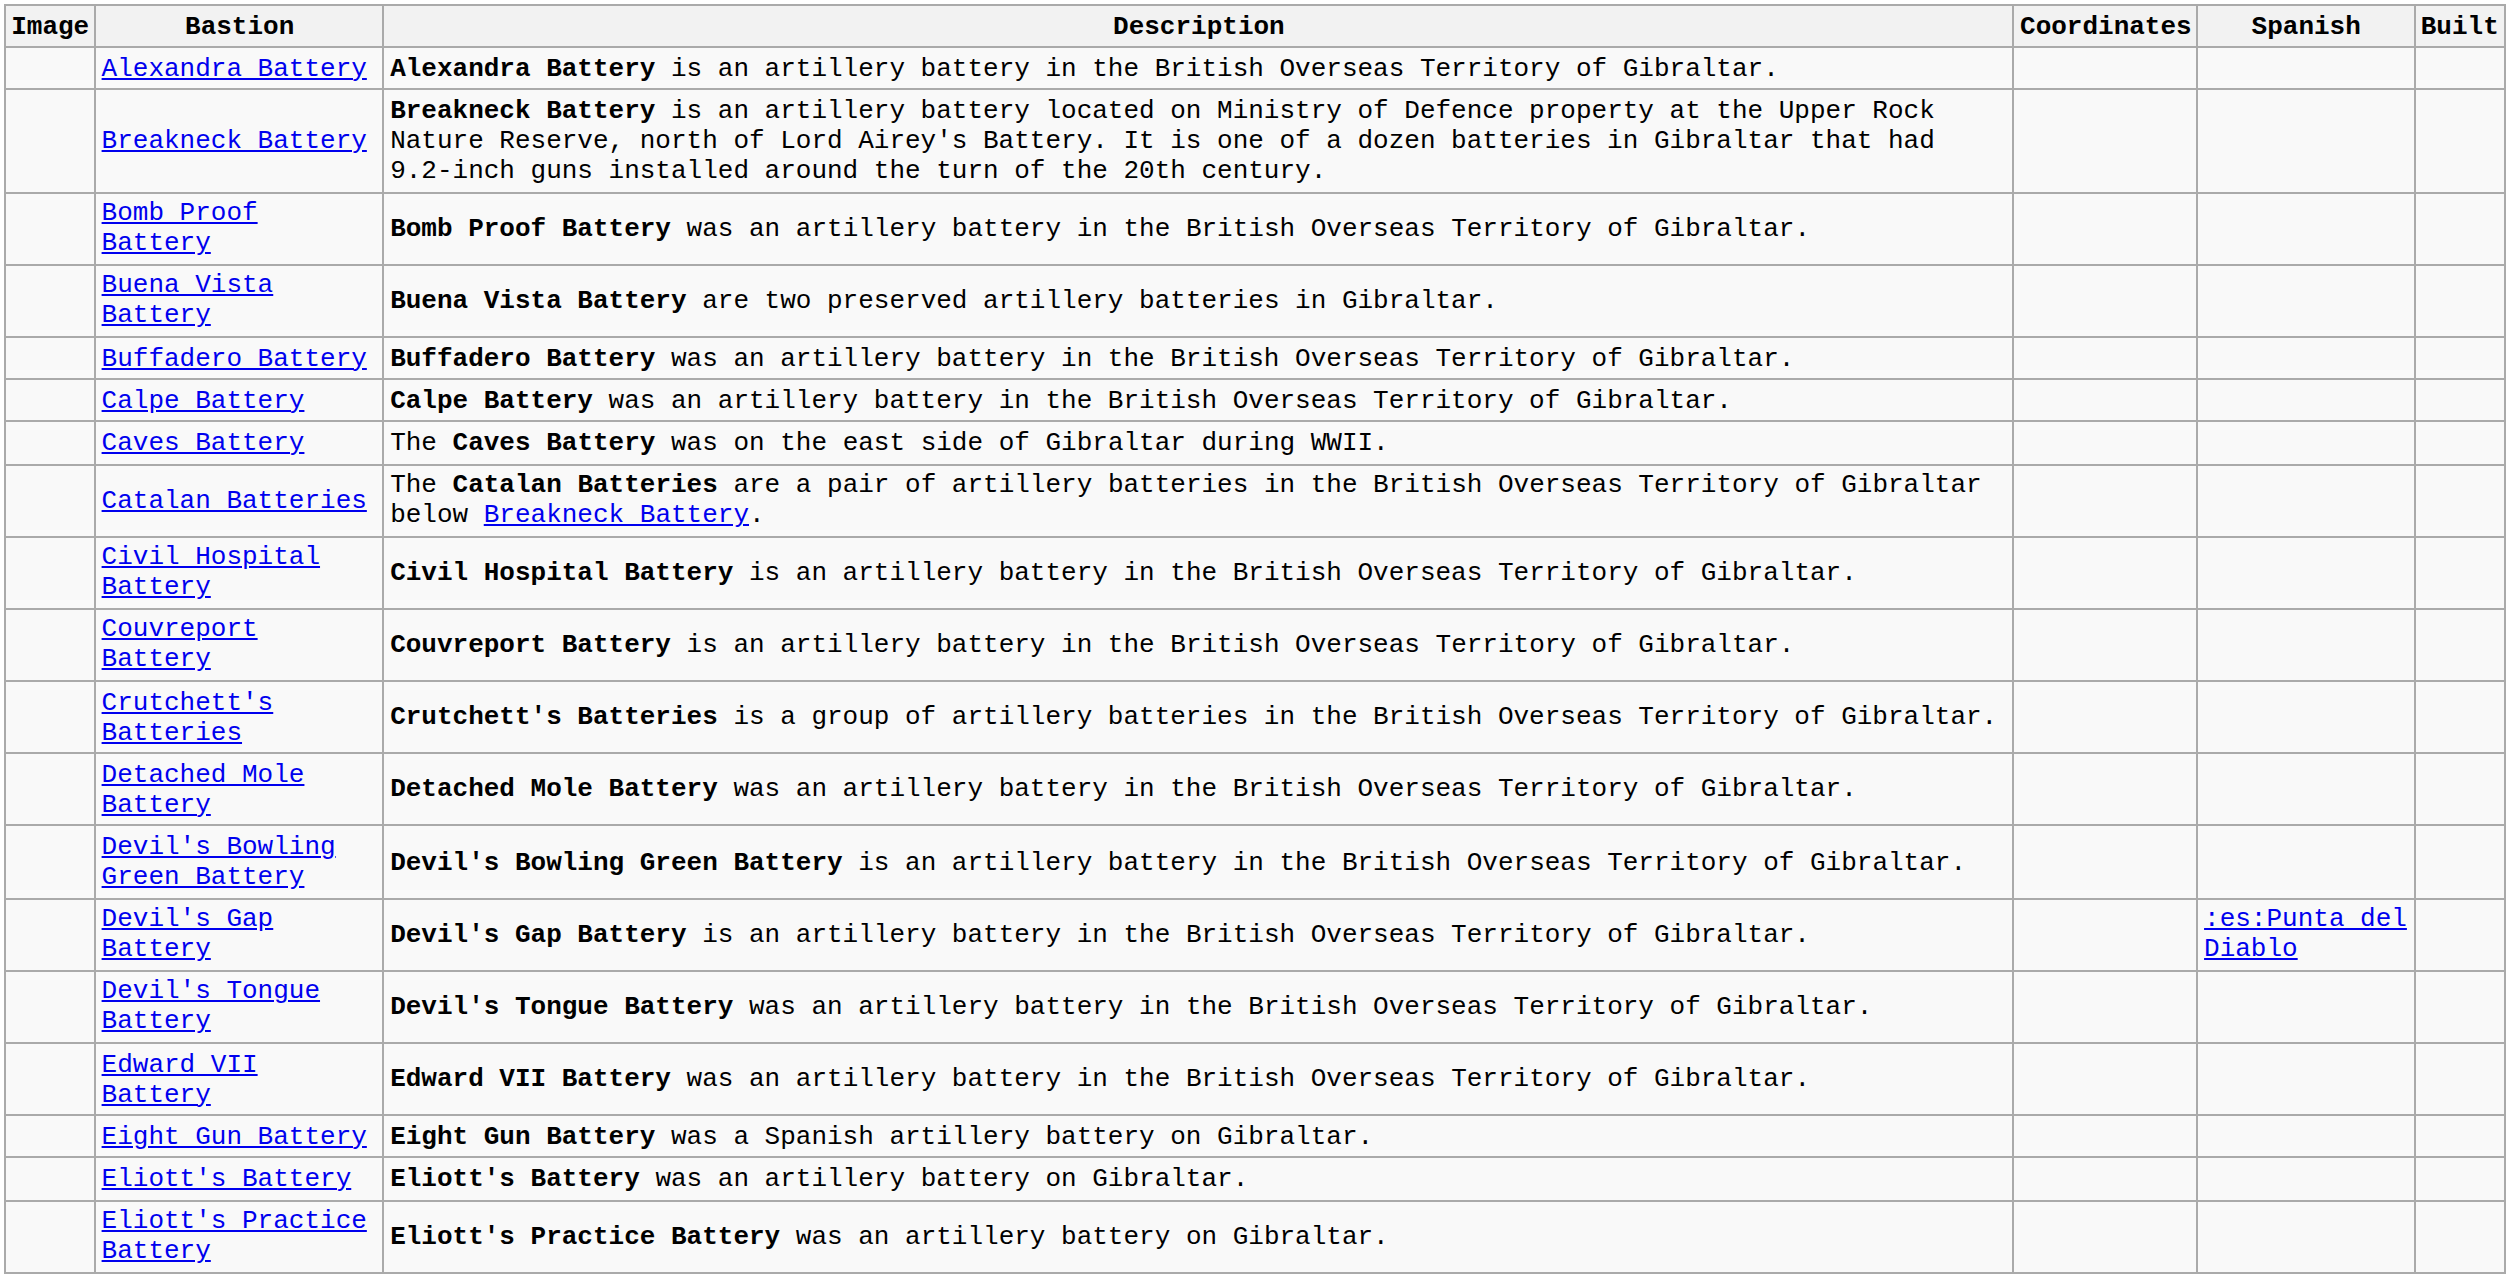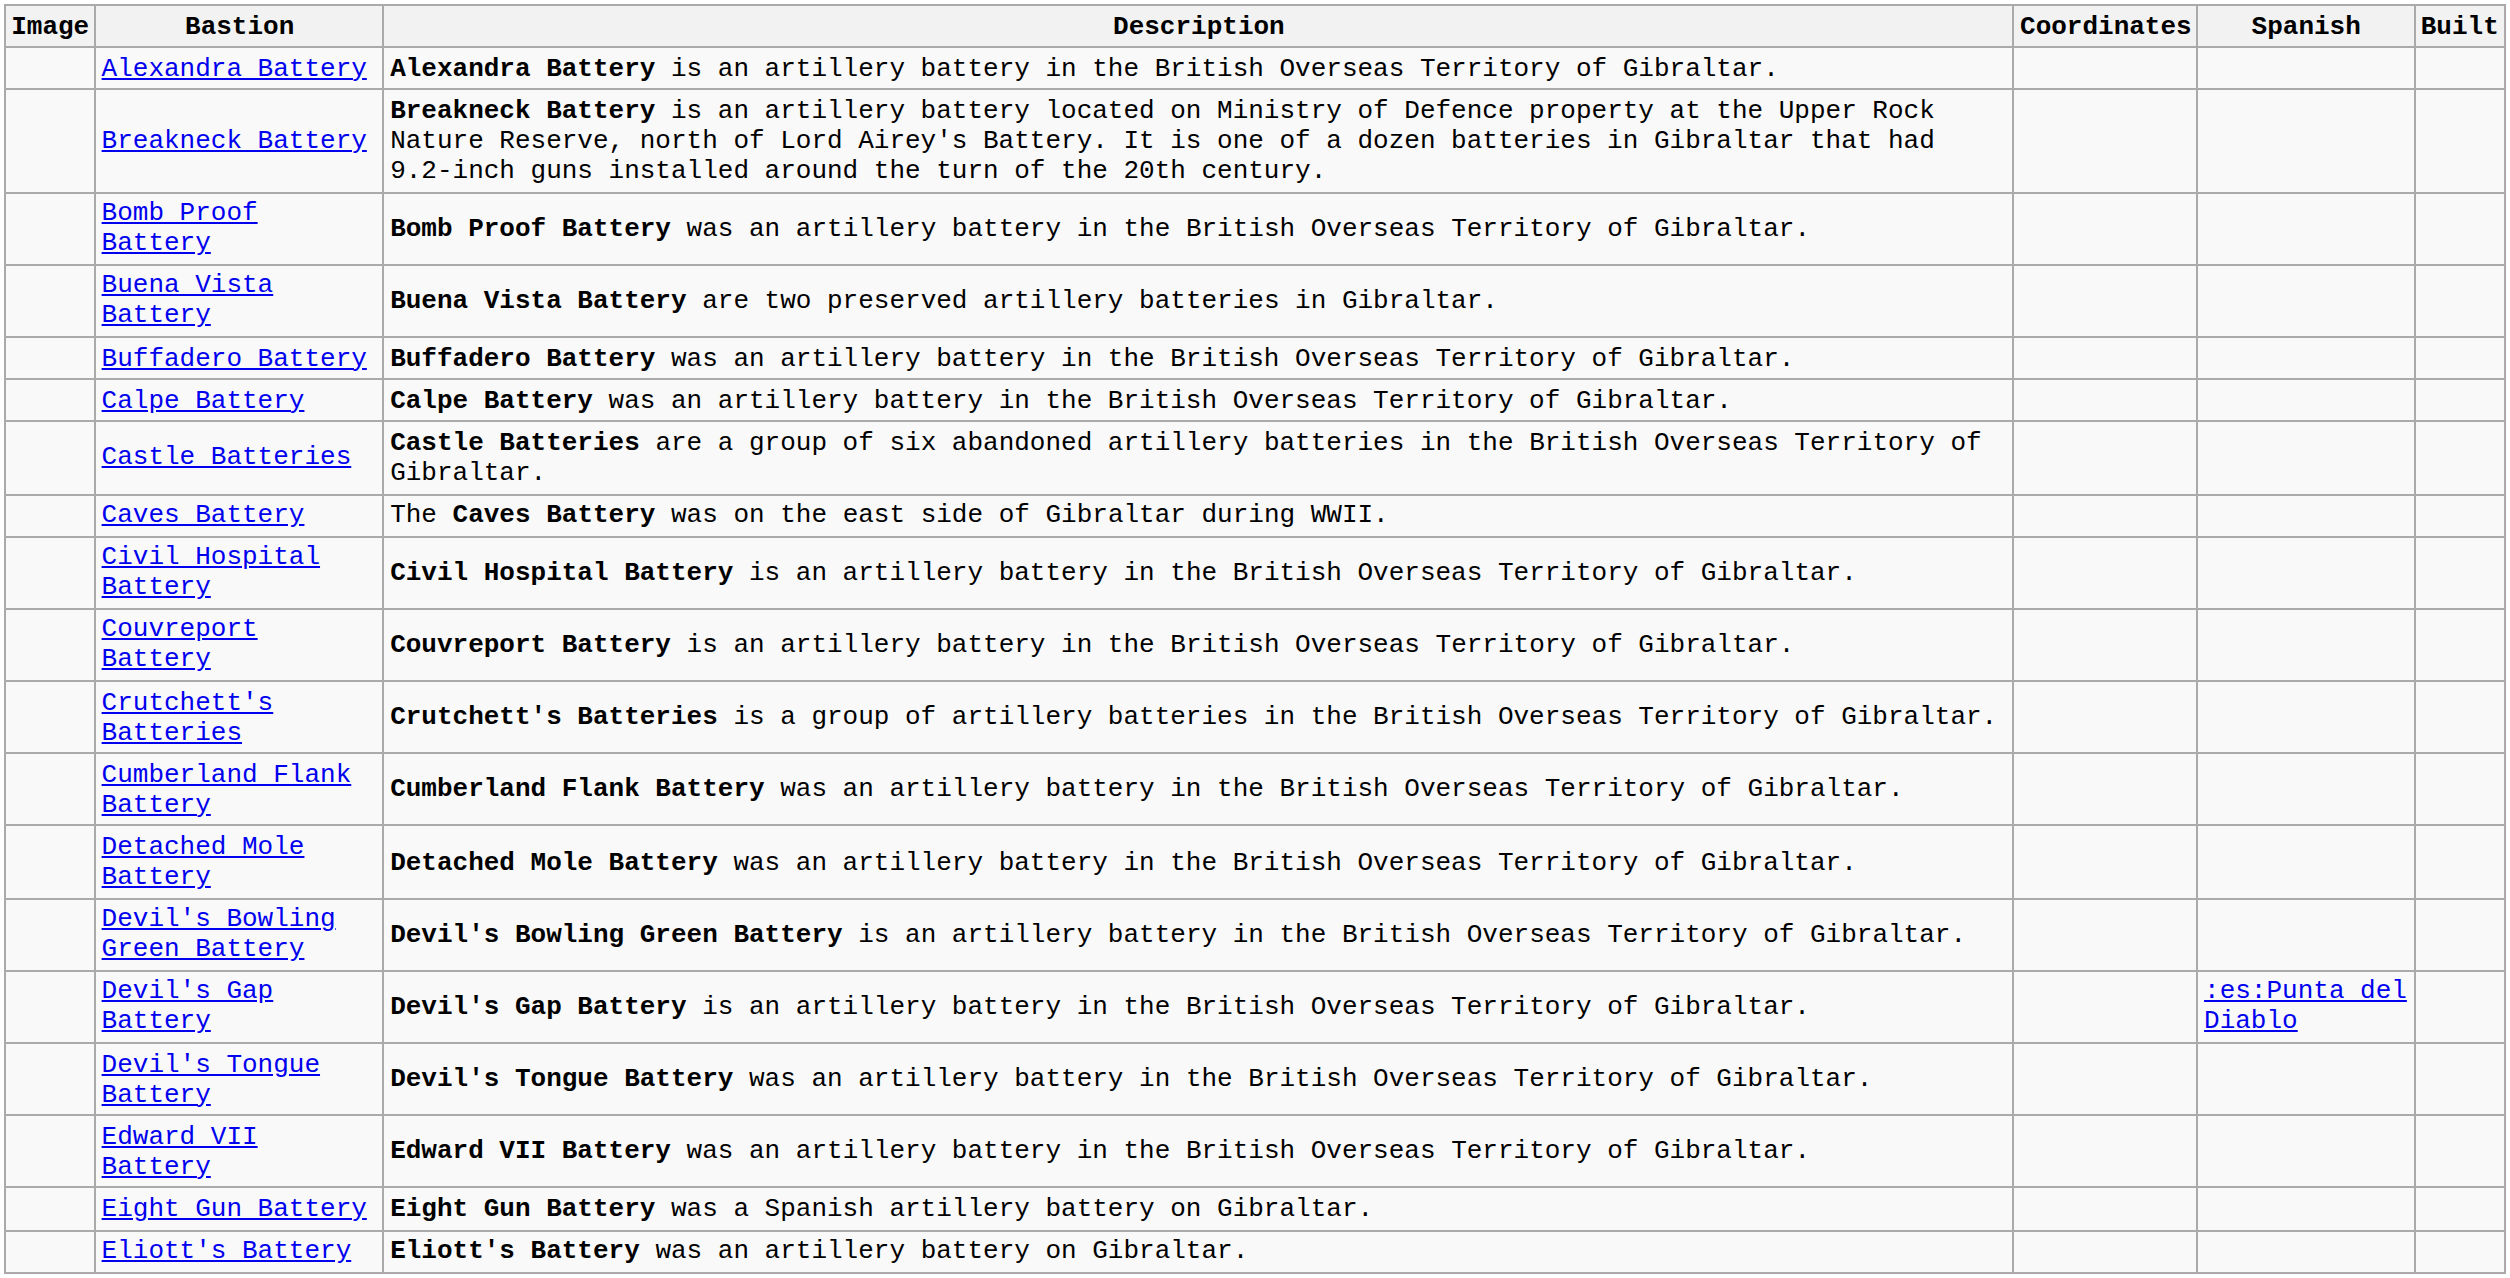+ row: (226, 458)
- row: (234, 500)
+ row: (226, 790)
- row: (234, 1236)
